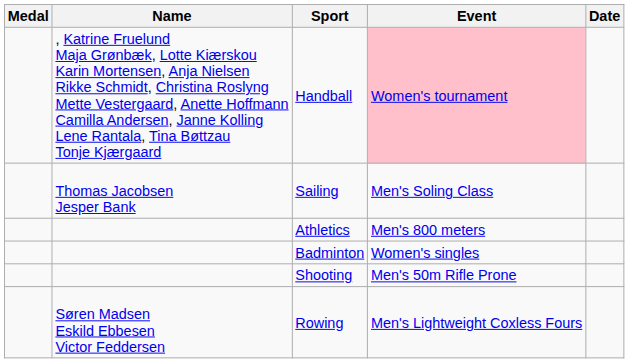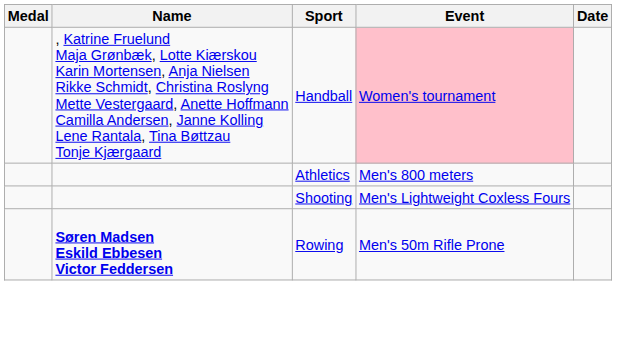- row: (317, 191)
- row: (330, 253)
(444, 276) Men's 50m Rifle Prone -> (465, 198) Men's Lightweight Coxless Fours
(110, 331) normal -> (114, 253) bold
(477, 323) Men's Lightweight Coxless Fours -> (432, 245) Men's 50m Rifle Prone
